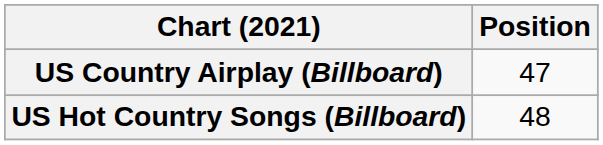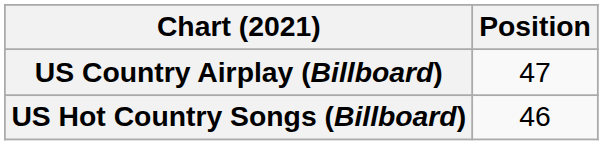(535, 116) 48 -> (535, 116) 46
